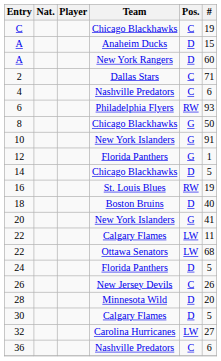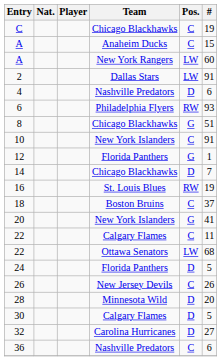(191, 44) D -> (191, 44) C
(191, 60) D -> (191, 60) LW
(191, 76) C -> (191, 76) LW
(209, 76) 71 -> (209, 76) 91
(191, 92) C -> (191, 92) D
(209, 124) 50 -> (209, 124) 51
(191, 140) G -> (191, 140) C
(209, 172) 5 -> (209, 172) 7
(191, 204) D -> (191, 204) C
(209, 204) 40 -> (209, 204) 37
(191, 236) LW -> (191, 236) C
(191, 332) LW -> (191, 332) D
